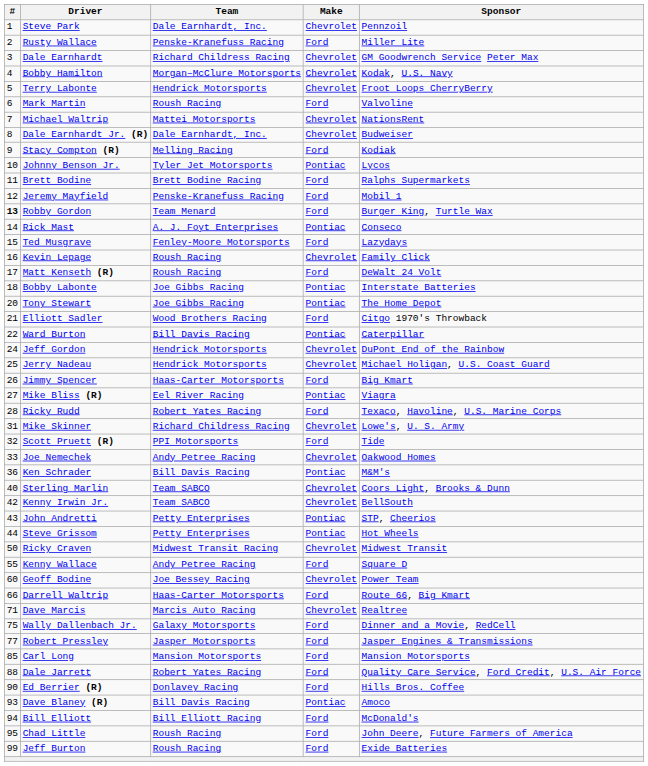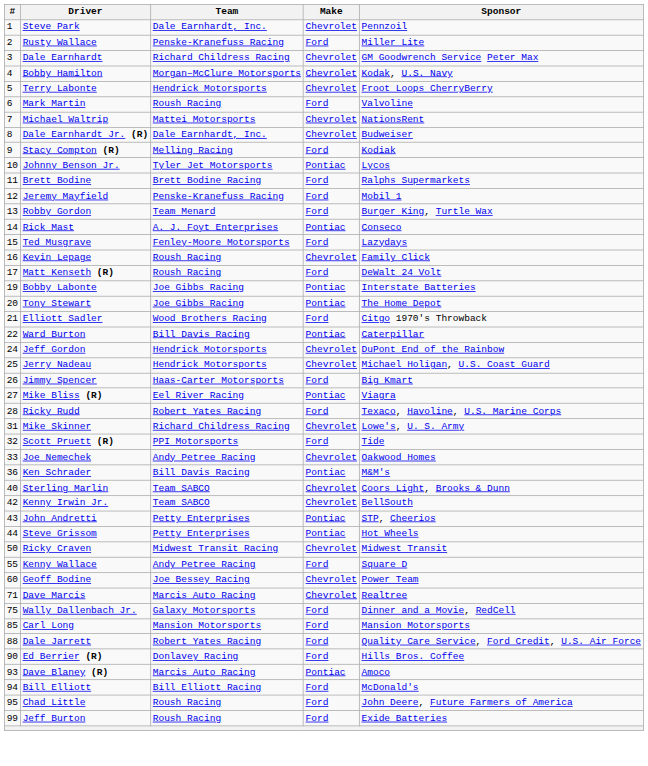(12, 212) bold -> (12, 212) normal
(12, 289) 18 -> (12, 289) 19
- row: (65, 596)
- row: (65, 642)
(201, 703) Bill Davis Racing -> (204, 673) Marcis Auto Racing
